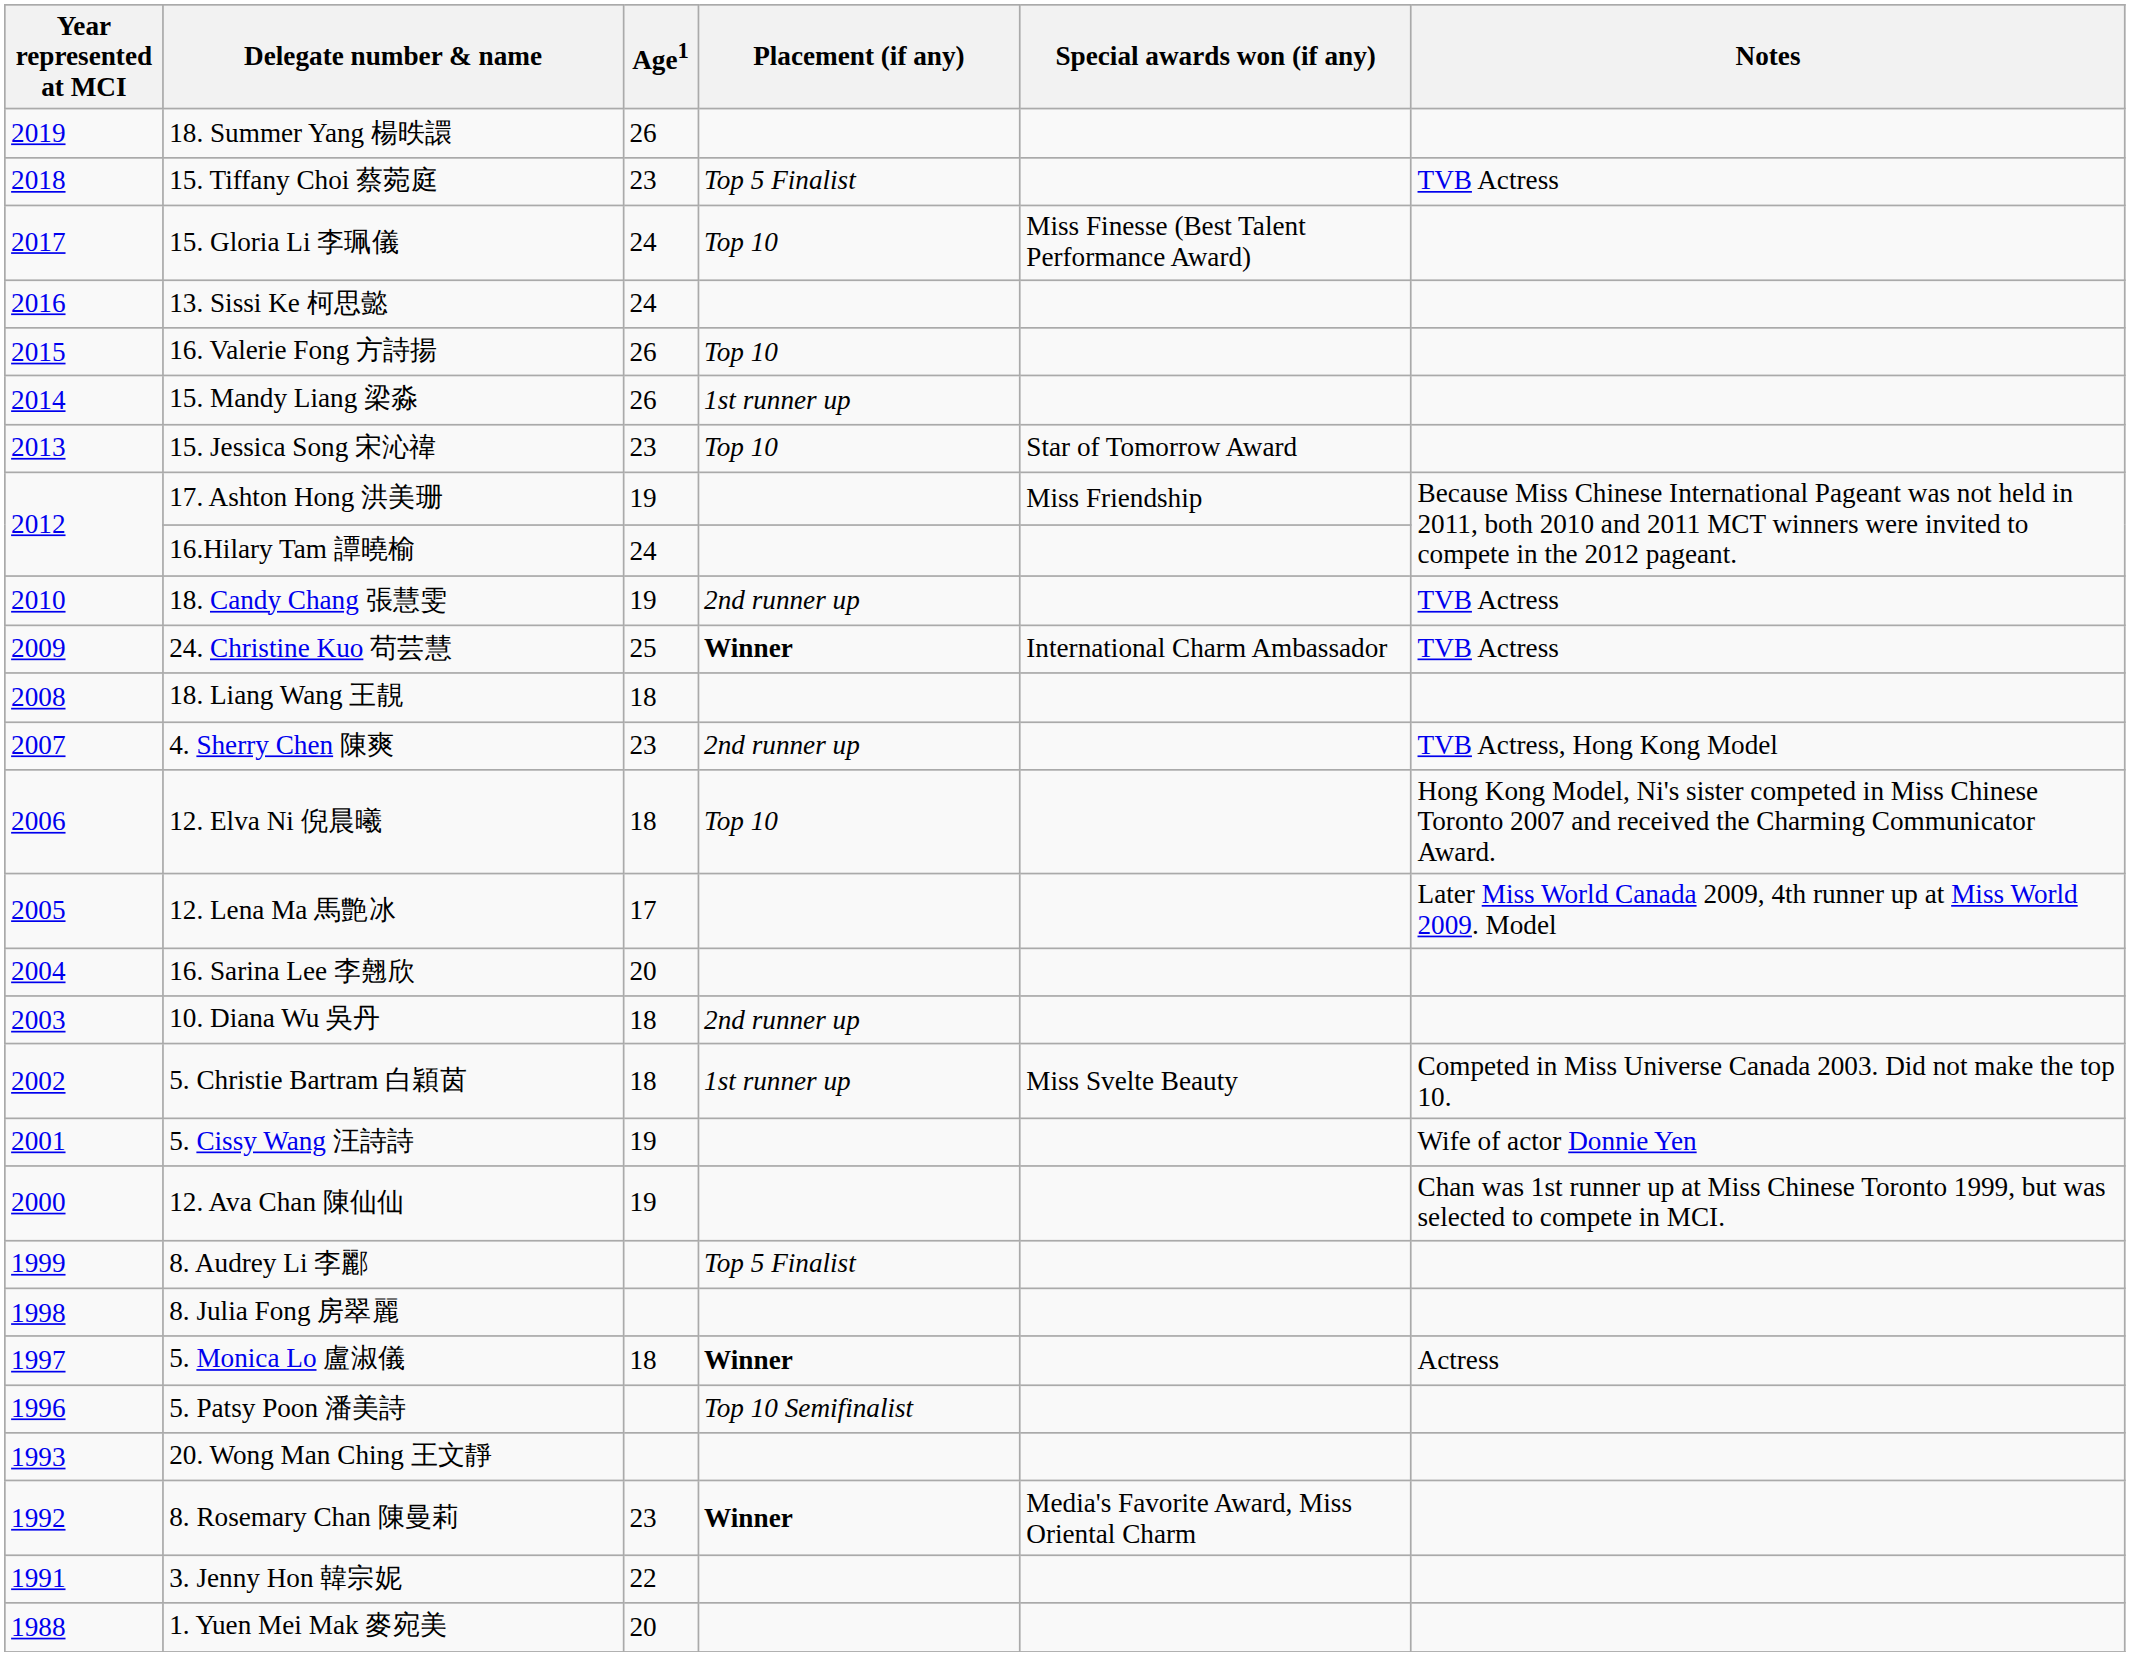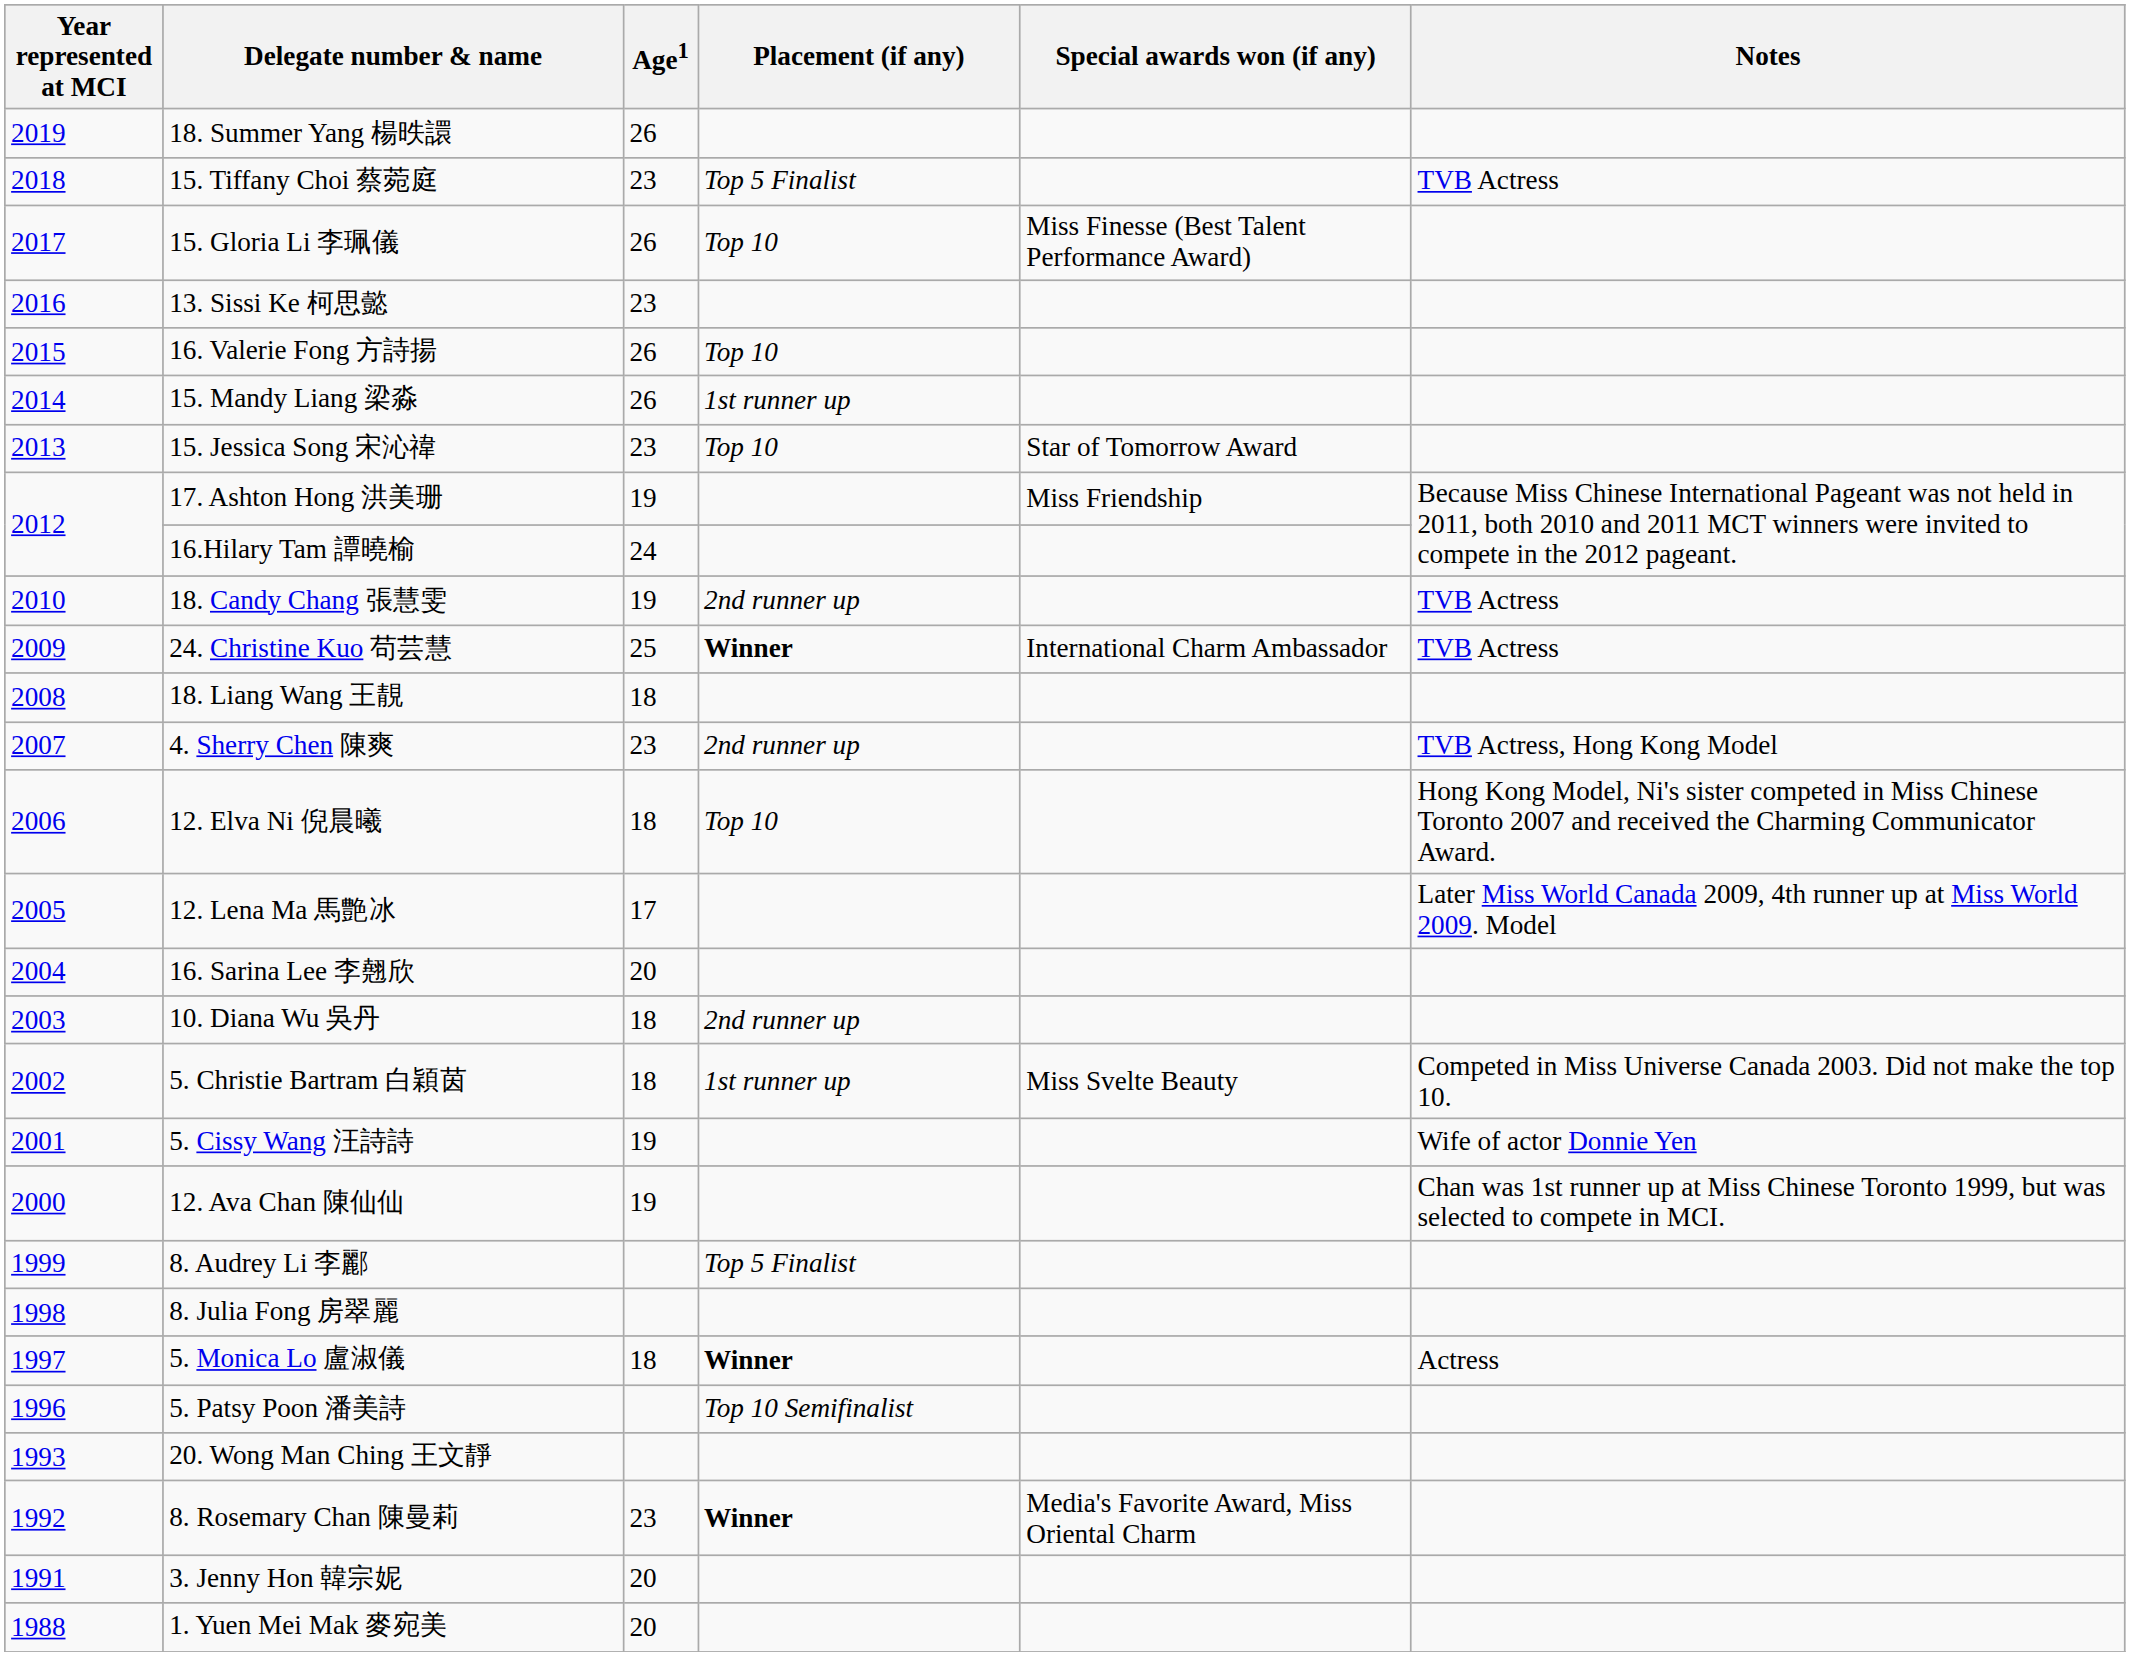(643, 242) 24 -> (643, 242) 26
(643, 303) 24 -> (643, 303) 23
(643, 1578) 22 -> (643, 1578) 20
